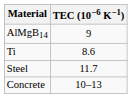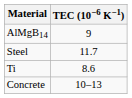rows swapped: (17, 68) <-> (11, 51)
